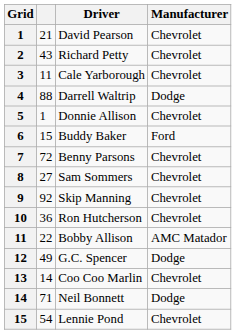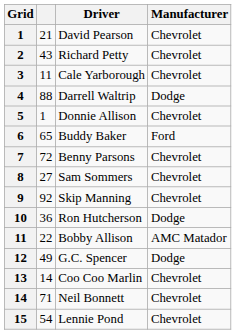(46, 136) 15 -> (46, 136) 65
(176, 217) Chevrolet -> (168, 217) Dodge
(168, 298) Dodge -> (176, 298) Chevrolet
